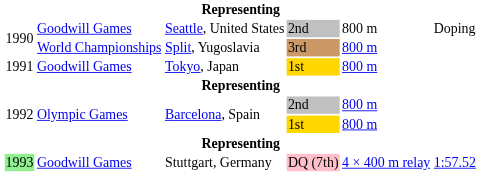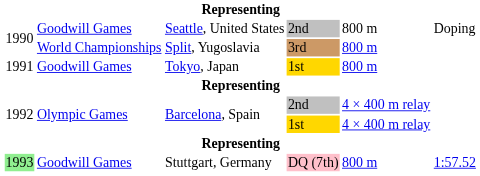(360, 105) 800 m -> (386, 105) 4 × 400 m relay
(360, 124) 800 m -> (386, 124) 4 × 400 m relay
(386, 162) 4 × 400 m relay -> (360, 162) 800 m
